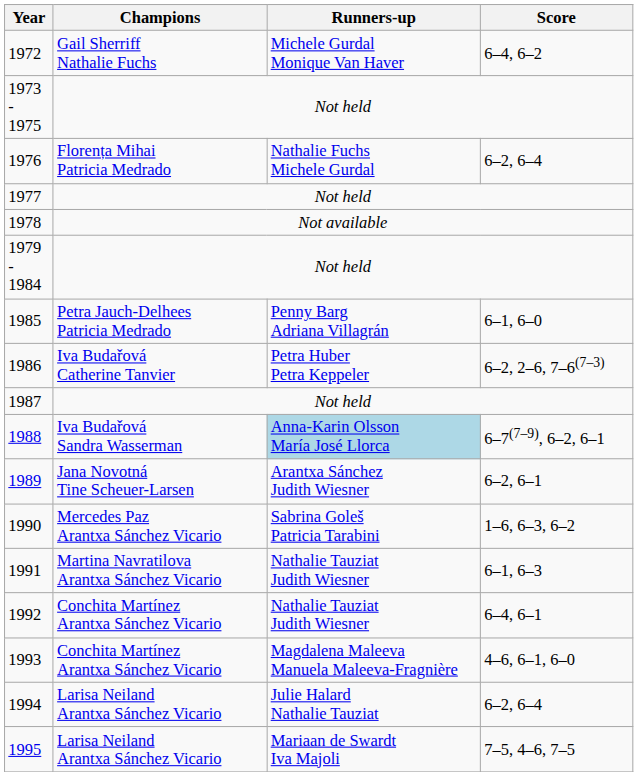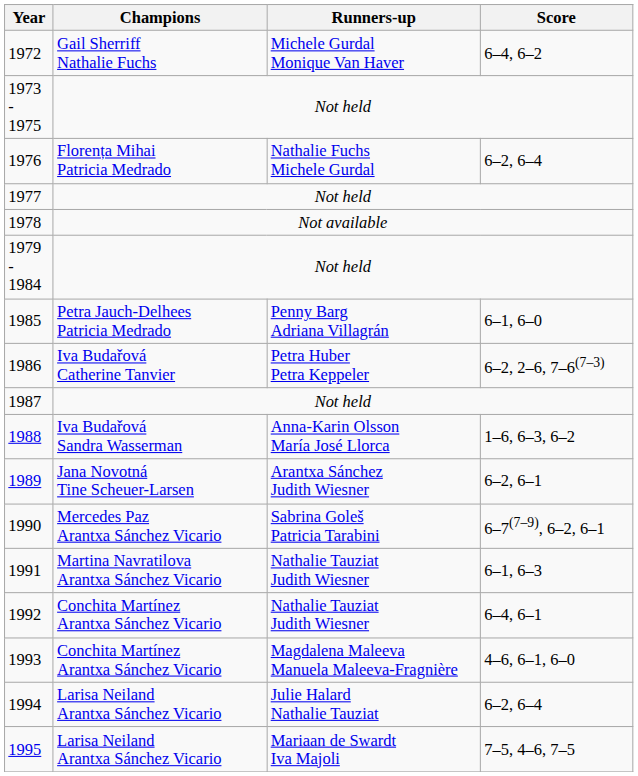(335, 436) lightblue background -> (335, 436) no background
(544, 436) 6–7(7–9), 6–2, 6–1 -> (530, 436) 1–6, 6–3, 6–2
(530, 525) 1–6, 6–3, 6–2 -> (544, 525) 6–7(7–9), 6–2, 6–1
